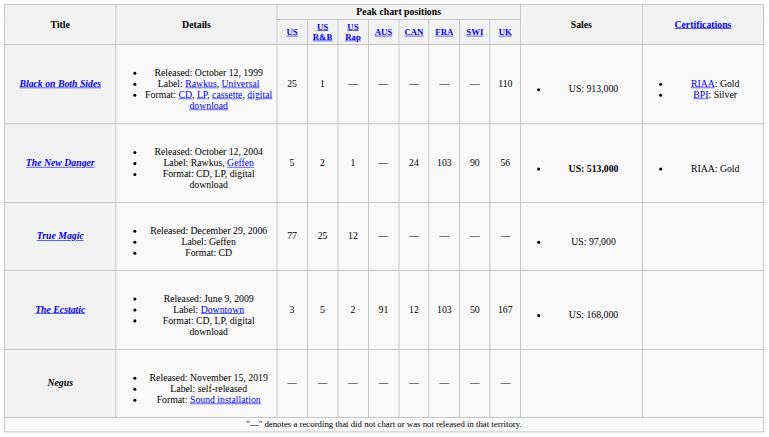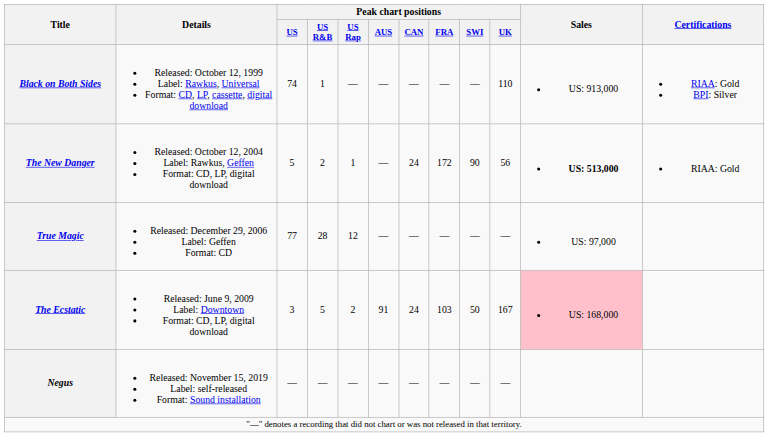(292, 84) 25 -> (292, 84) 74
(444, 163) 103 -> (444, 163) 172
(323, 236) 25 -> (323, 236) 28
(414, 310) 12 -> (414, 310) 24
(581, 315) no background -> (581, 315) pink background
